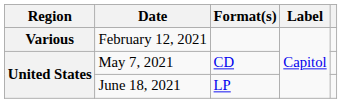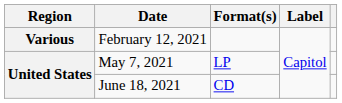(224, 62) CD -> (222, 62) LP
(222, 86) LP -> (224, 86) CD
